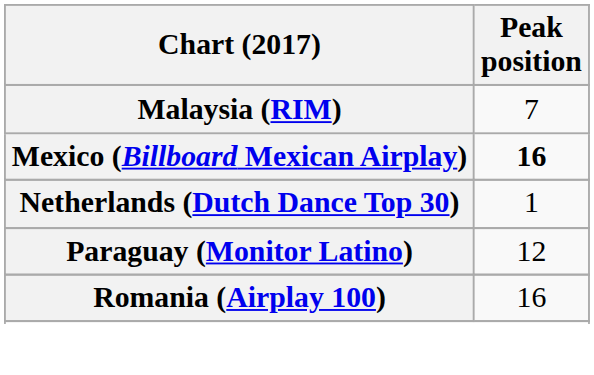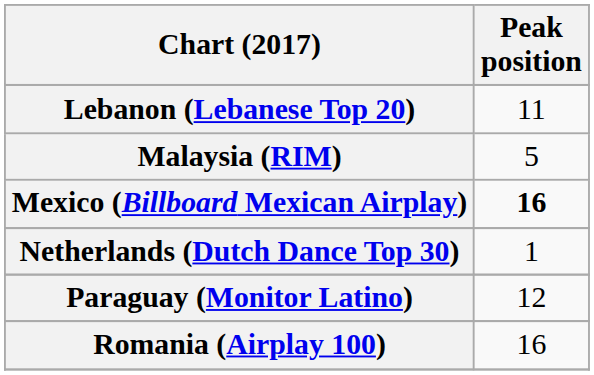+ row: (239, 108)
(531, 108) 7 -> (531, 155) 5
